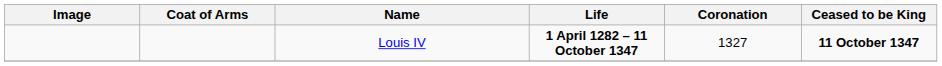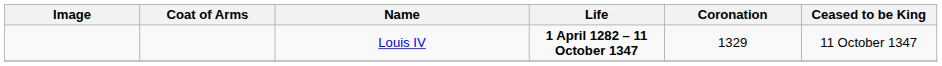(733, 43) 1327 -> (733, 43) 1329
(869, 43) bold -> (869, 43) normal
